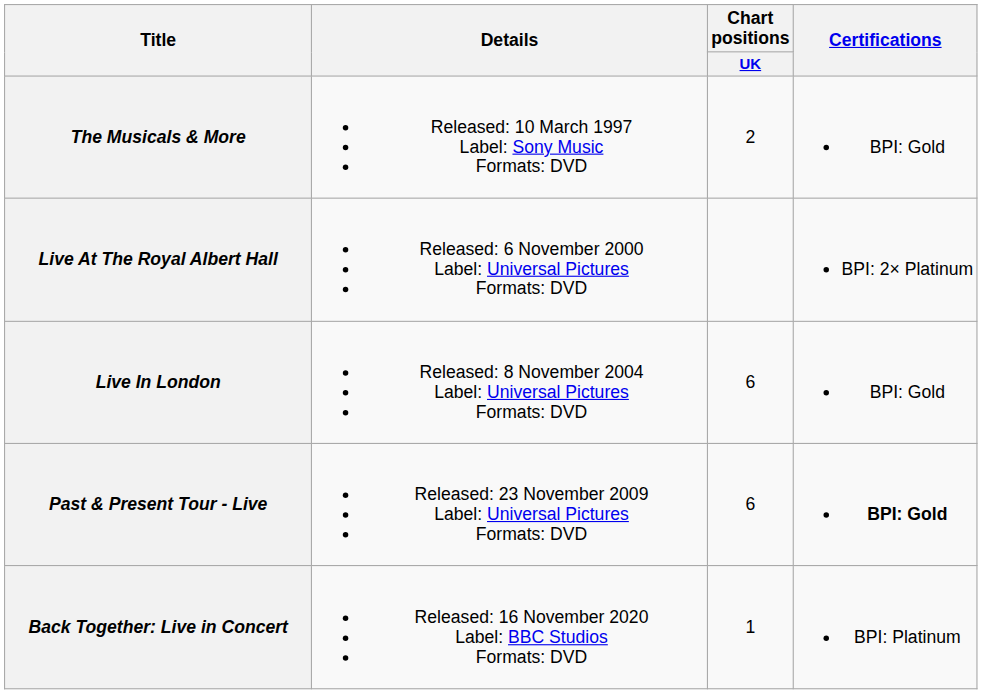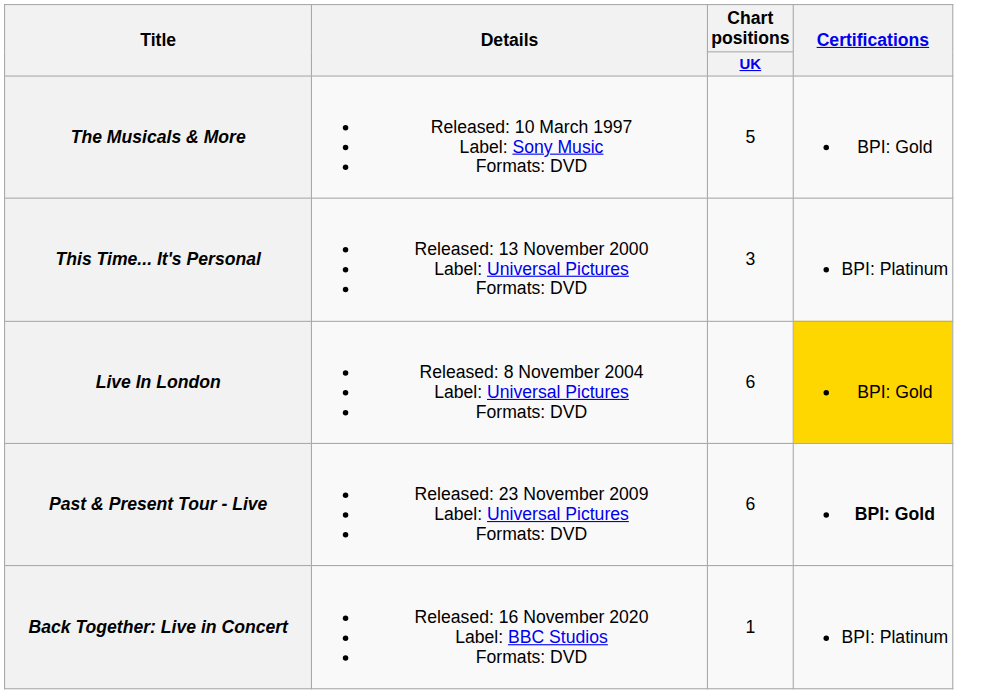(750, 137) 2 -> (750, 137) 5
- row: (158, 259)
+ row: (158, 259)
(885, 392) no background -> (873, 392) gold background
